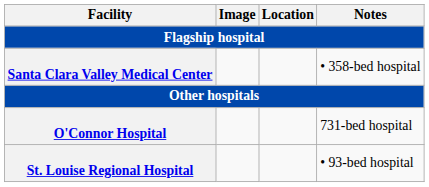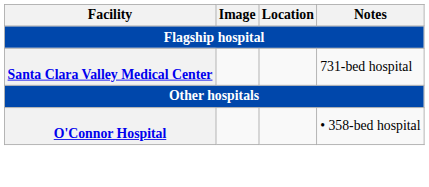(370, 66) • 358-bed hospital -> (366, 66) 731-bed hospital
(366, 125) 731-bed hospital -> (370, 125) • 358-bed hospital
- row: (110, 163)
